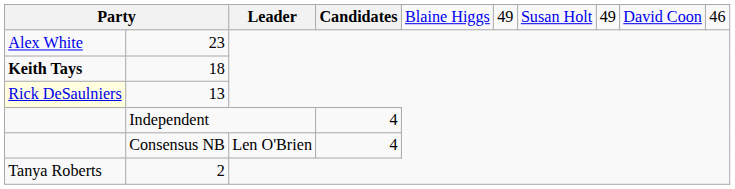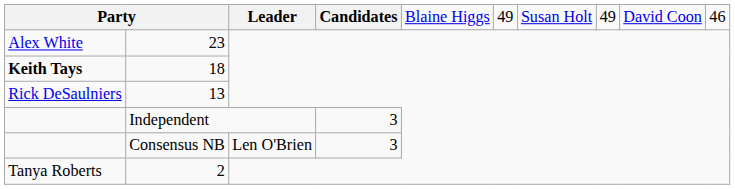(65, 94) lightyellow background -> (65, 94) no background
(393, 119) 4 -> (393, 119) 3
(393, 145) 4 -> (393, 145) 3
